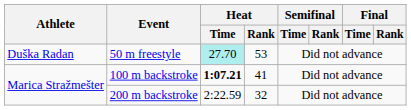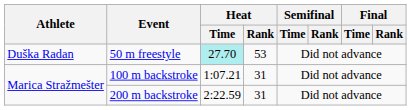(223, 75) bold -> (222, 75) normal
(261, 75) 41 -> (260, 75) 31
(261, 95) 32 -> (260, 95) 31
